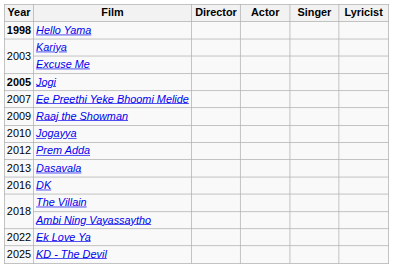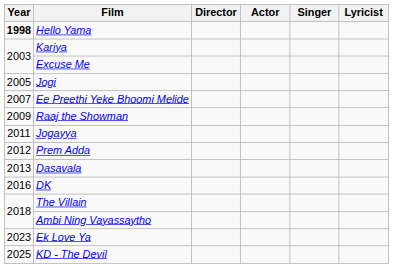(19, 82) bold -> (19, 82) normal
(19, 133) 2010 -> (19, 133) 2011
(19, 237) 2022 -> (19, 237) 2023
